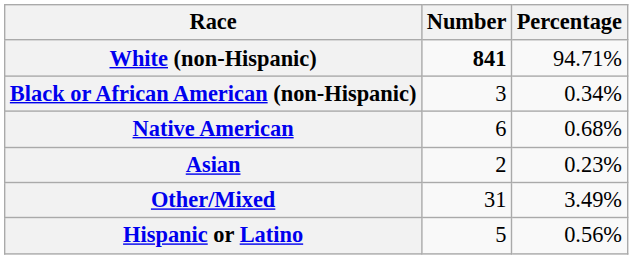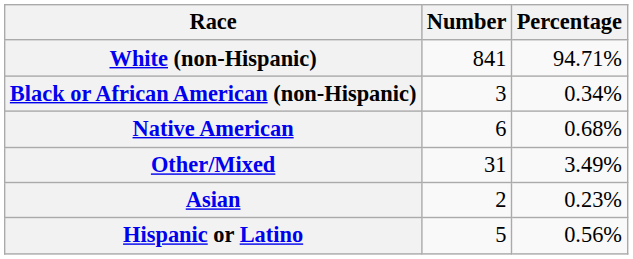(490, 57) bold -> (490, 57) normal
rows swapped: (213, 164) <-> (213, 199)
